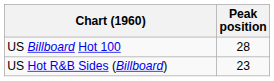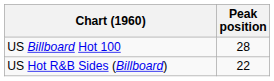(243, 66) 23 -> (243, 66) 22
